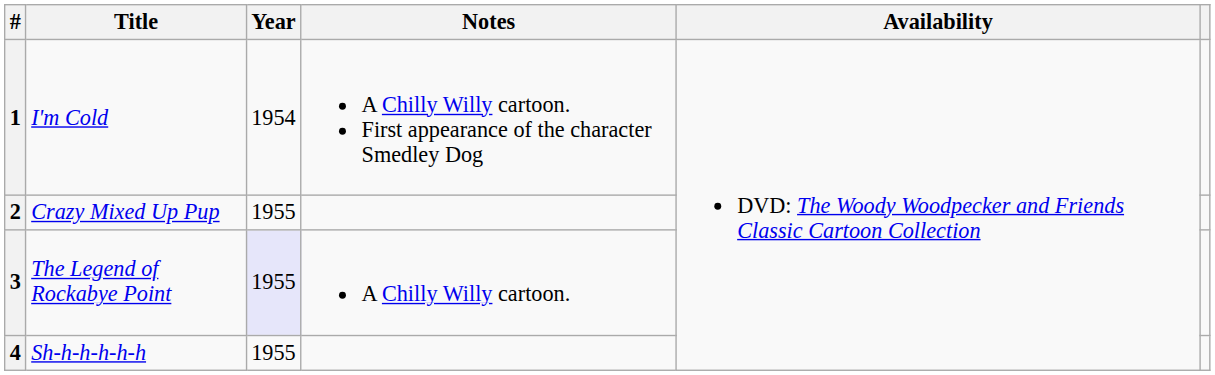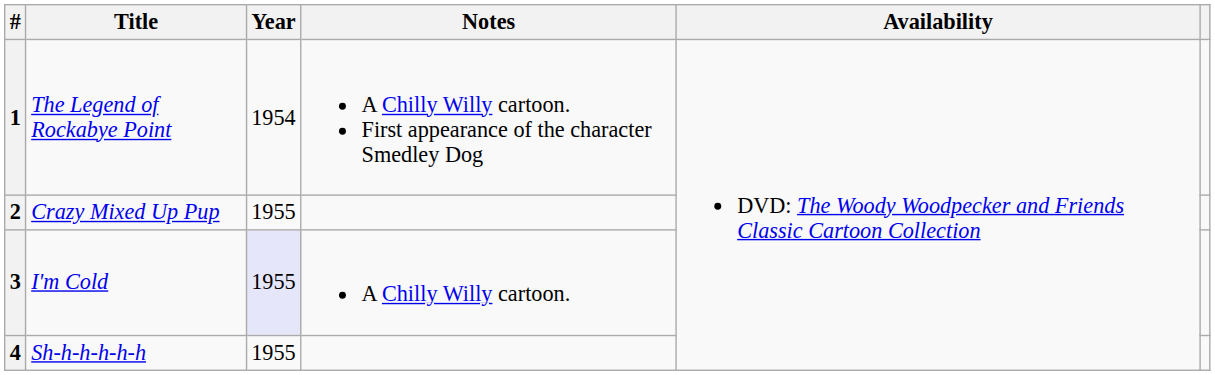(70, 117) I'm Cold -> (101, 117) The Legend of Rockabye Point
(101, 282) The Legend of Rockabye Point -> (70, 282) I'm Cold
